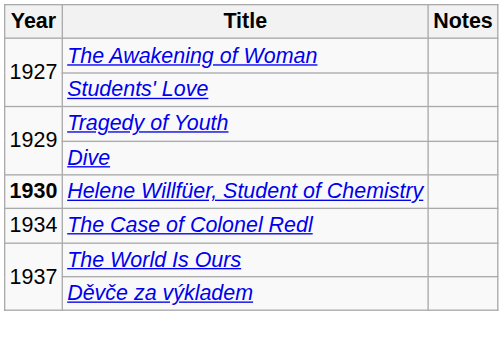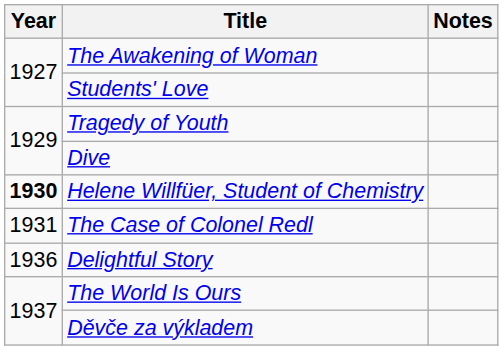(33, 225) 1934 -> (33, 225) 1931
+ row: (140, 259)
